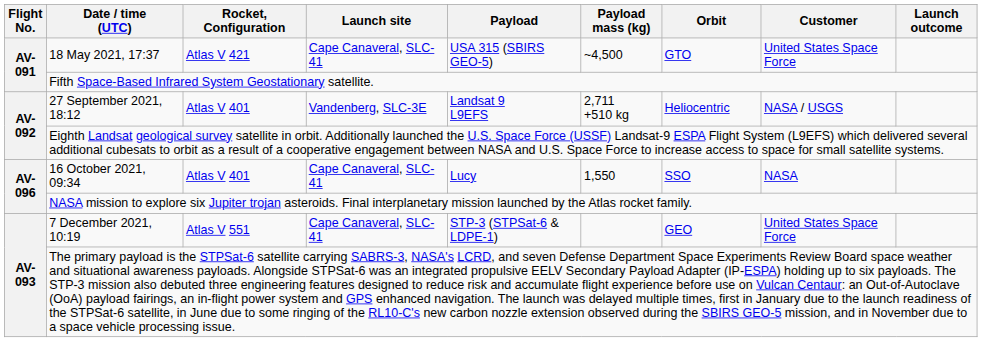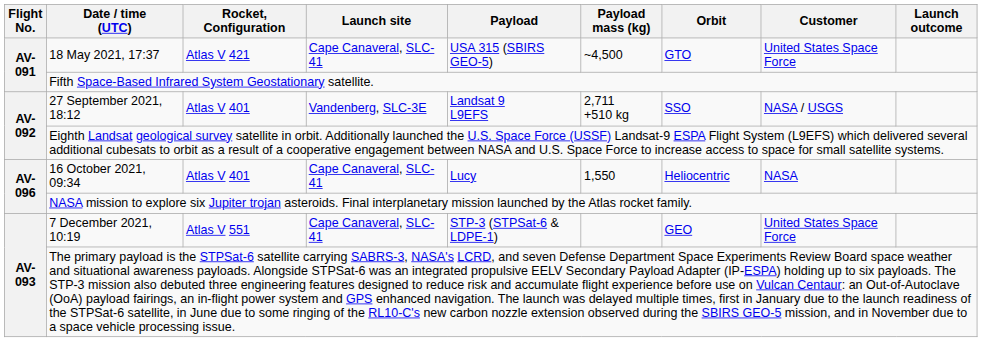(697, 108) Heliocentric -> (678, 108) SSO
(678, 176) SSO -> (697, 176) Heliocentric
